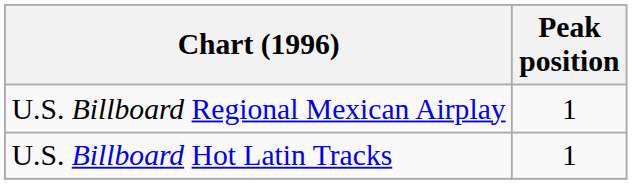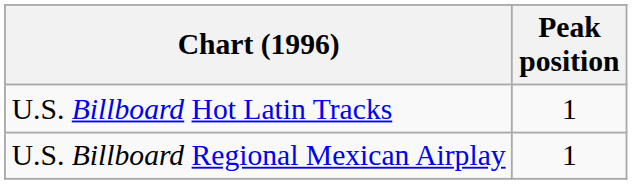rows swapped: (202, 155) <-> (259, 108)
